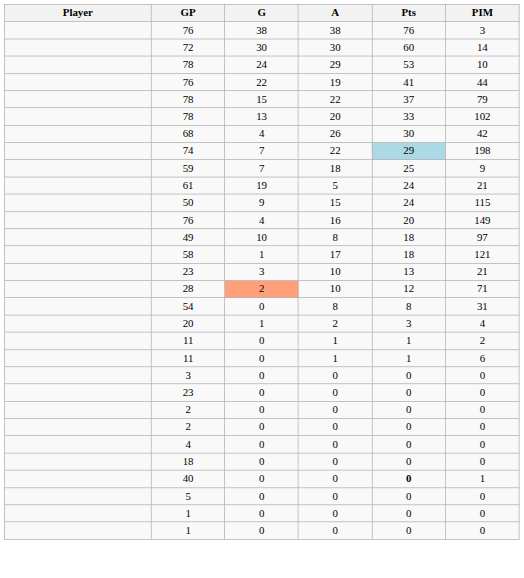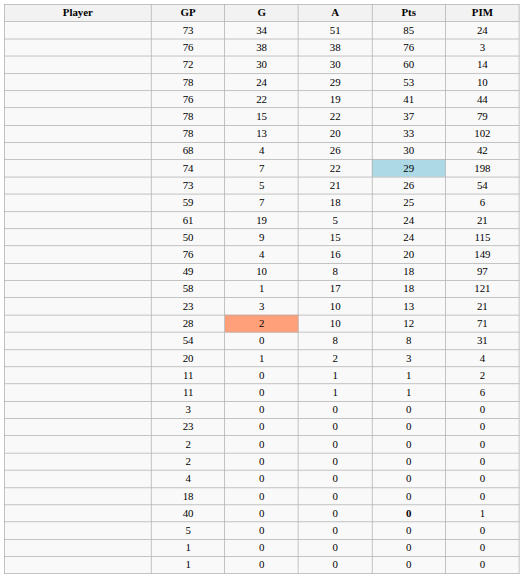+ row: (188, 30)
+ row: (188, 185)
(482, 168) 9 -> (482, 202) 6
